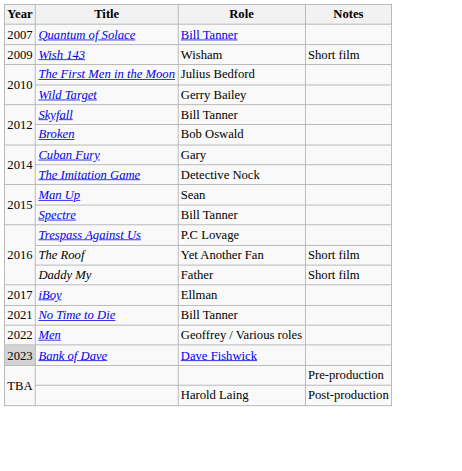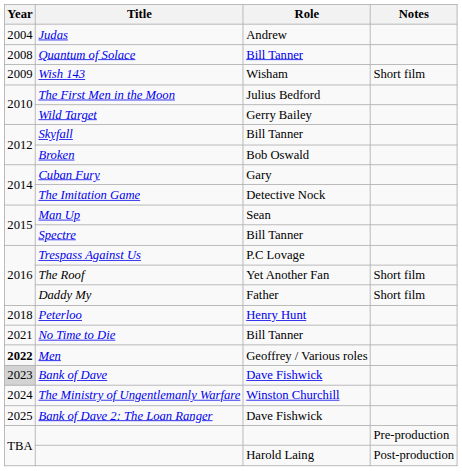+ row: (53, 34)
(20, 34) 2007 -> (20, 54) 2008
- row: (50, 295)
+ row: (60, 315)
(20, 335) normal -> (20, 355) bold
+ row: (139, 395)
+ row: (125, 415)
